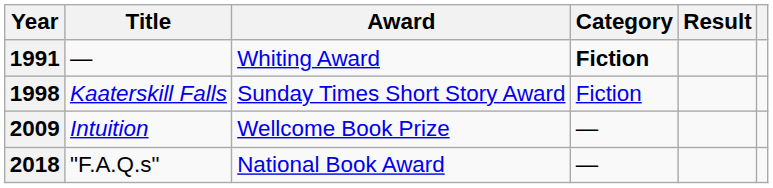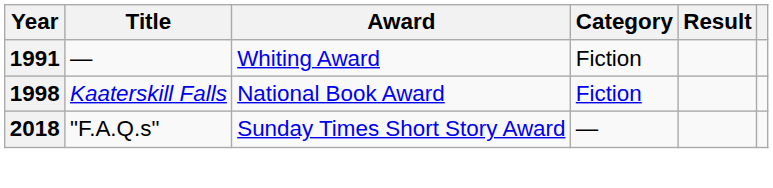(612, 57) bold -> (609, 57) normal
(401, 93) Sunday Times Short Story Award -> (341, 93) National Book Award
- row: (35, 128)
(341, 164) National Book Award -> (401, 128) Sunday Times Short Story Award
